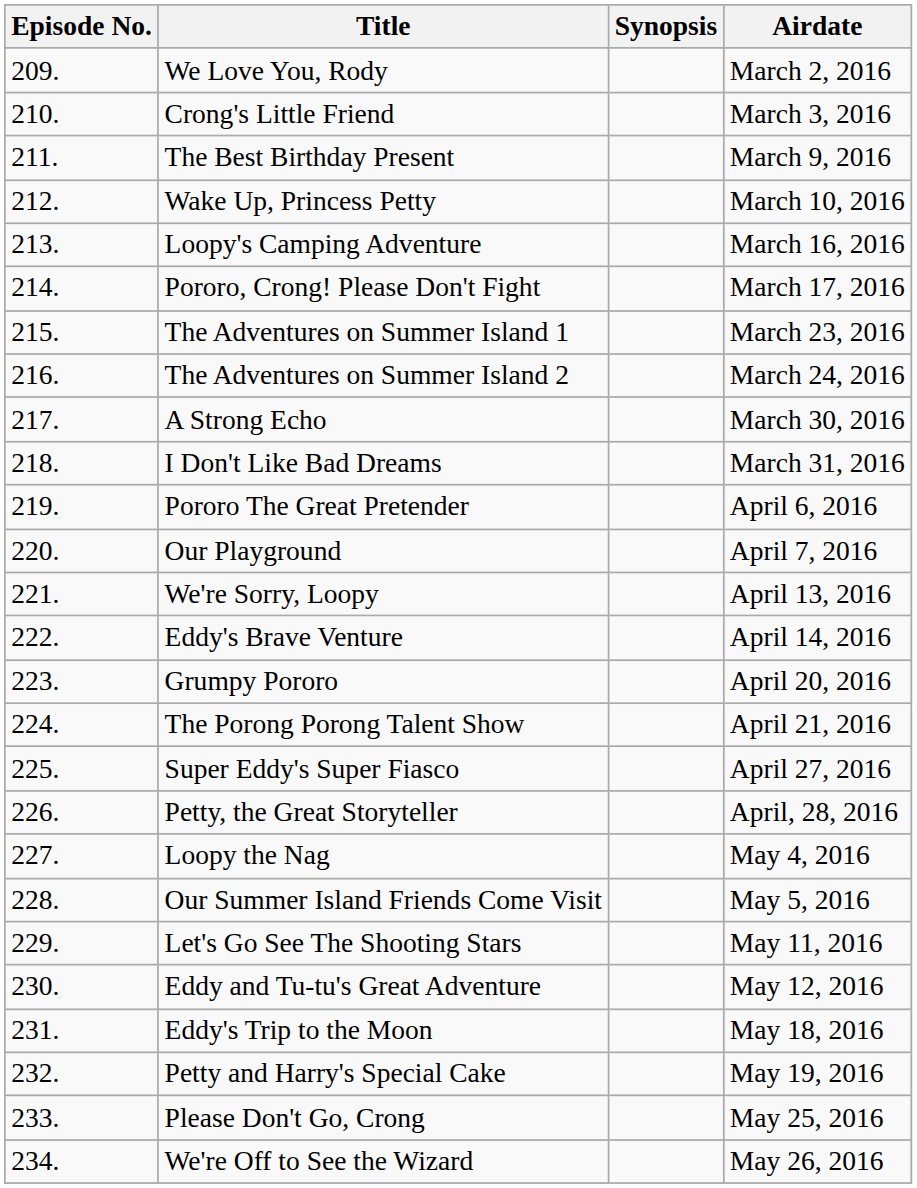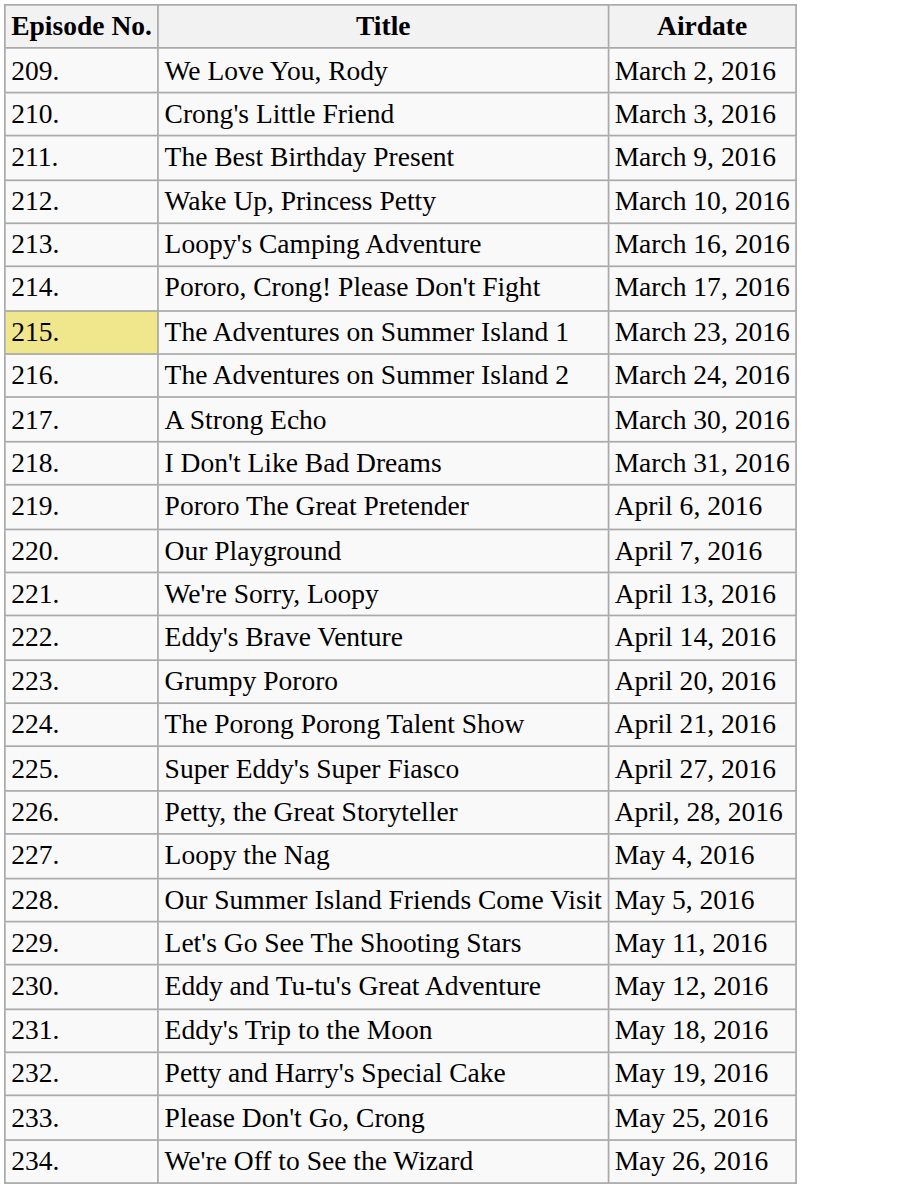- column: (666, 26)
(35, 331) no background -> (35, 331) khaki background
